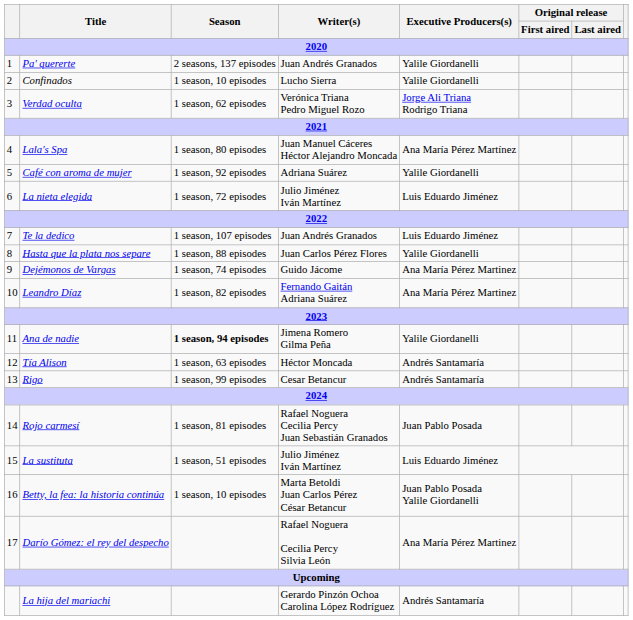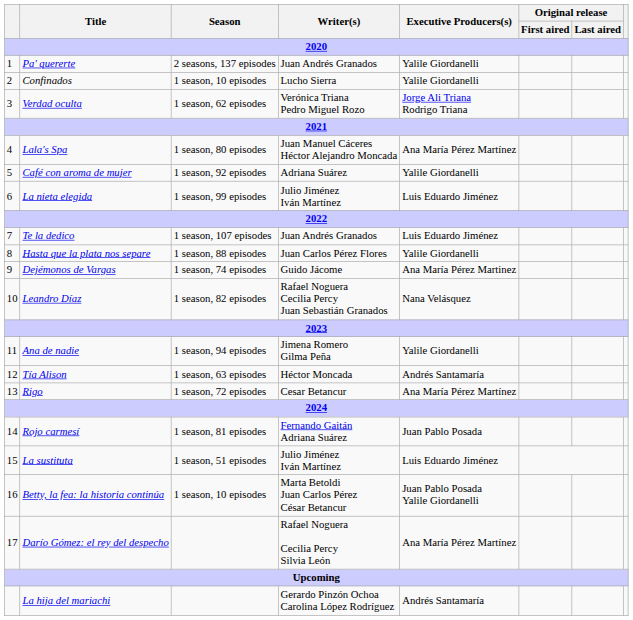(220, 196) 1 season, 72 episodes -> (220, 196) 1 season, 99 episodes
(316, 293) Fernando Gaitán Adriana Suárez -> (334, 299) Rafael Noguera Cecilia Percy Juan Sebastián Granados
(459, 293) Ana María Pérez Martinez -> (436, 299) Nana Velásquez
(221, 339) bold -> (220, 351) normal
(220, 379) 1 season, 99 episodes -> (220, 391) 1 season, 72 episodes
(443, 379) Andrés Santamaría -> (459, 391) Ana María Pérez Martínez
(334, 425) Rafael Noguera Cecilia Percy Juan Sebastián Granados -> (316, 431) Fernando Gaitán Adriana Suárez
(459, 542) Ana María Pérez Martinez -> (459, 542) Ana María Pérez Martínez
